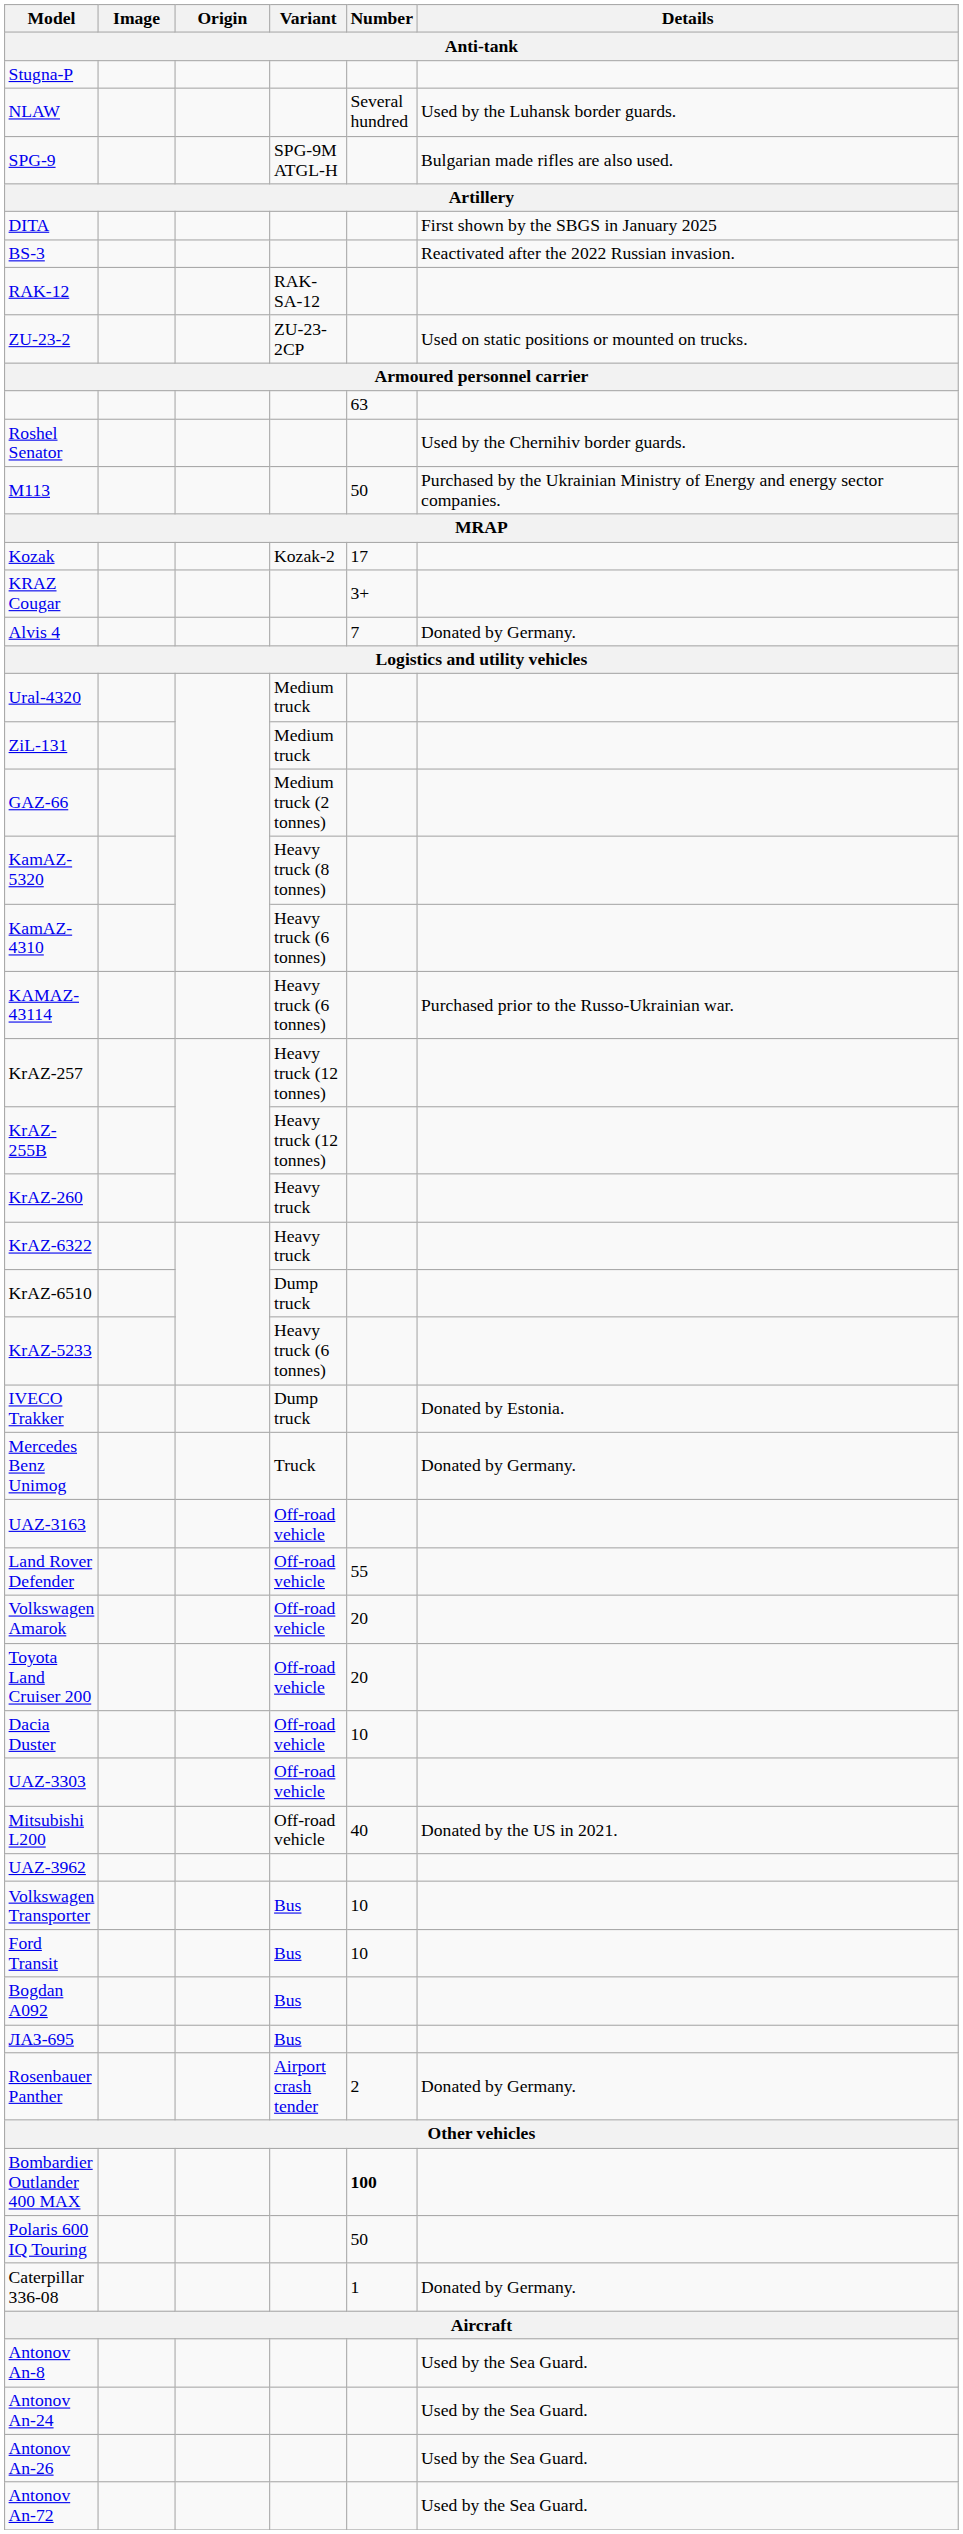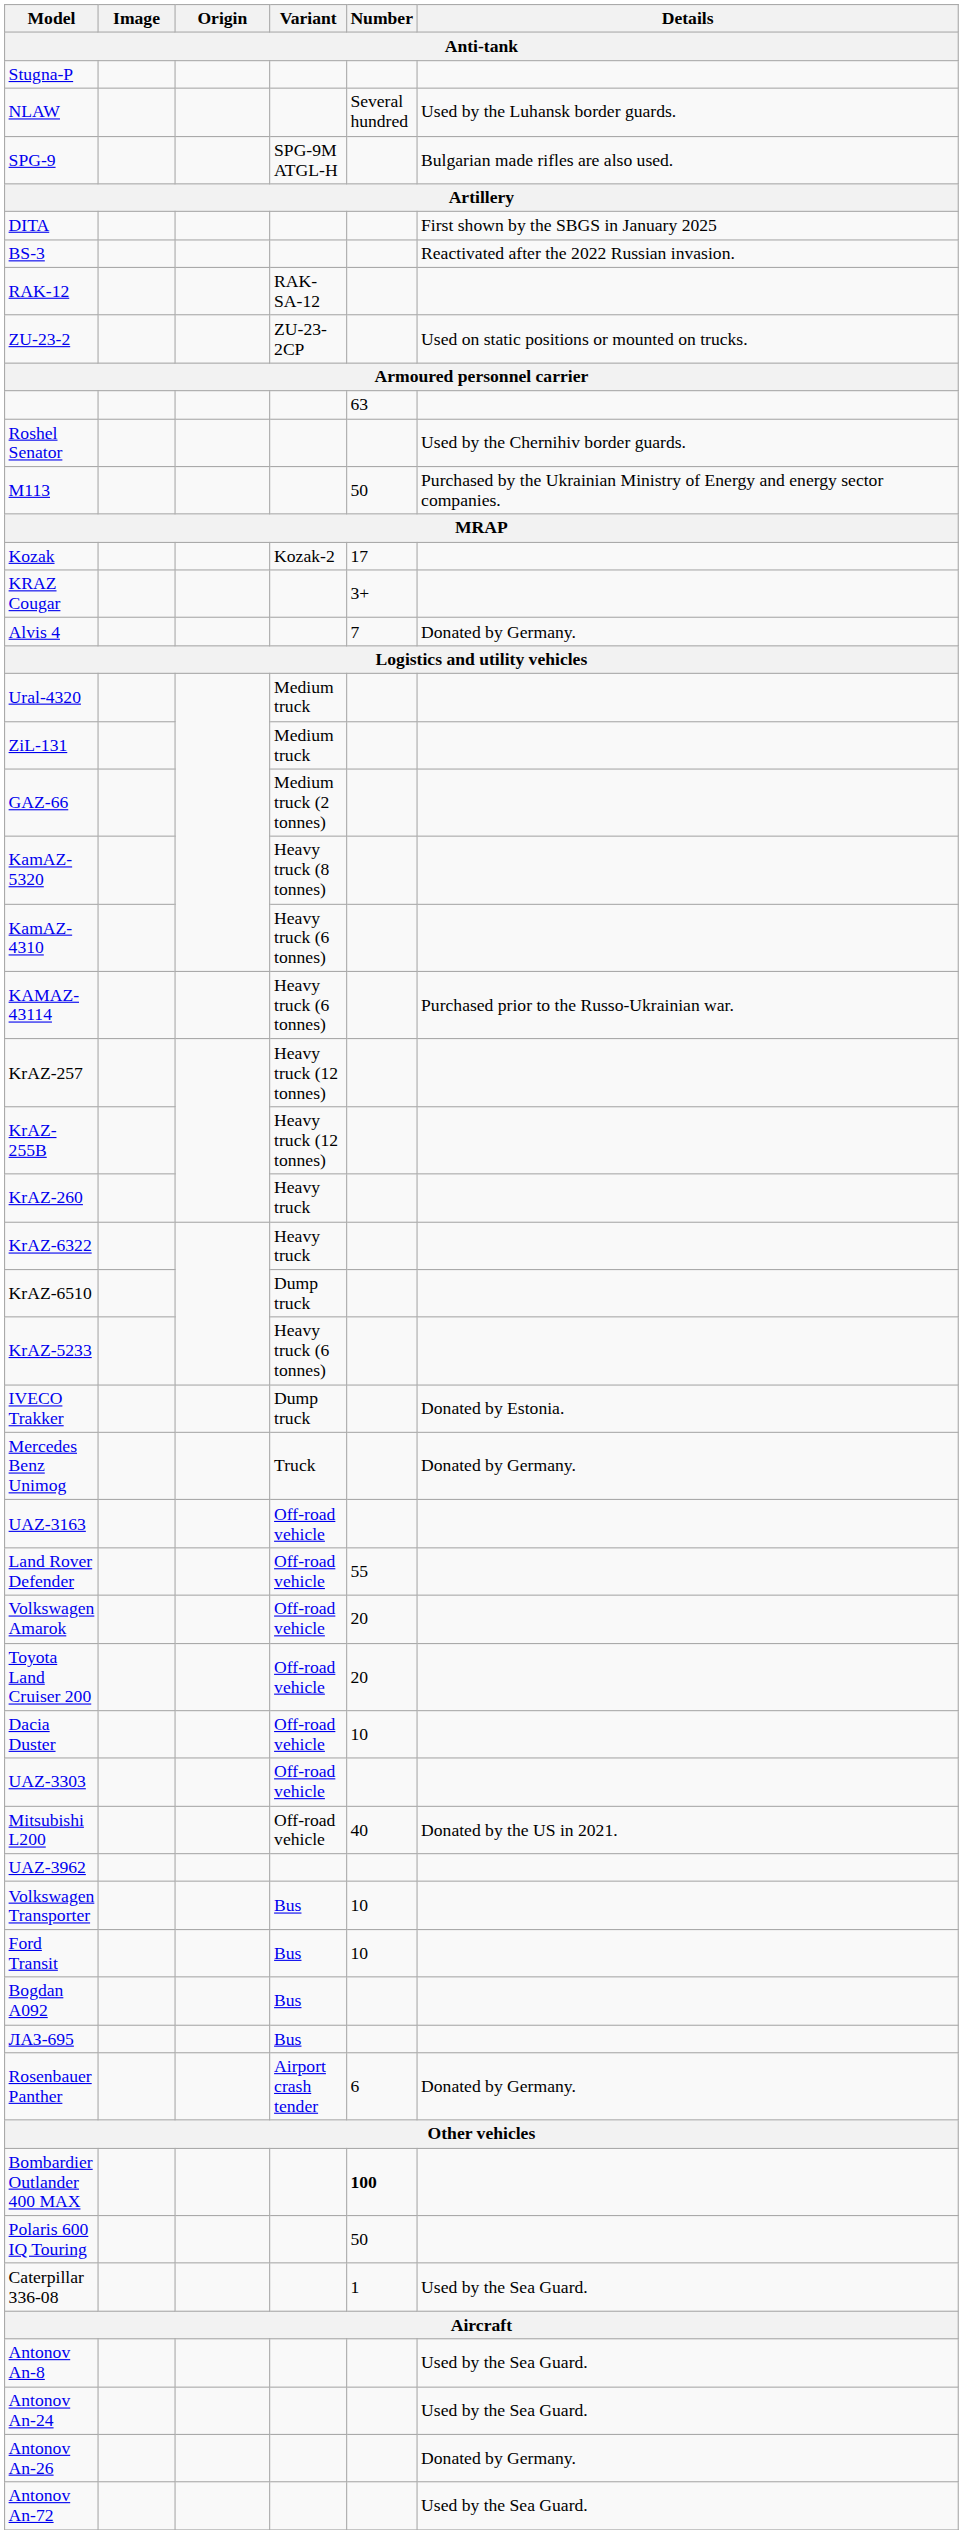(355, 2086) 2 -> (355, 2086) 6
(498, 2287) Donated by Germany. -> (504, 2287) Used by the Sea Guard.
(504, 2458) Used by the Sea Guard. -> (498, 2458) Donated by Germany.
